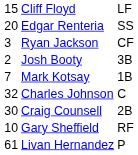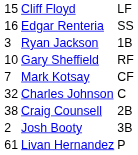(11, 26) 20 -> (11, 26) 16
(126, 43) CF -> (125, 43) 1B
rows swapped: (60, 127) <-> (52, 60)
(125, 77) 1B -> (126, 77) CF
(11, 110) 30 -> (11, 110) 38
